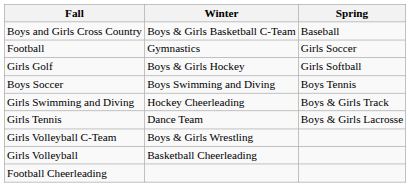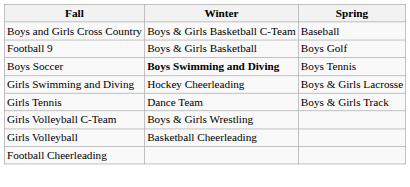+ row: (30, 48)
- row: (26, 48)
- row: (30, 66)
(211, 84) normal -> (213, 66) bold
(345, 102) Boys & Girls Track -> (352, 84) Boys & Girls Lacrosse
(352, 119) Boys & Girls Lacrosse -> (345, 102) Boys & Girls Track
